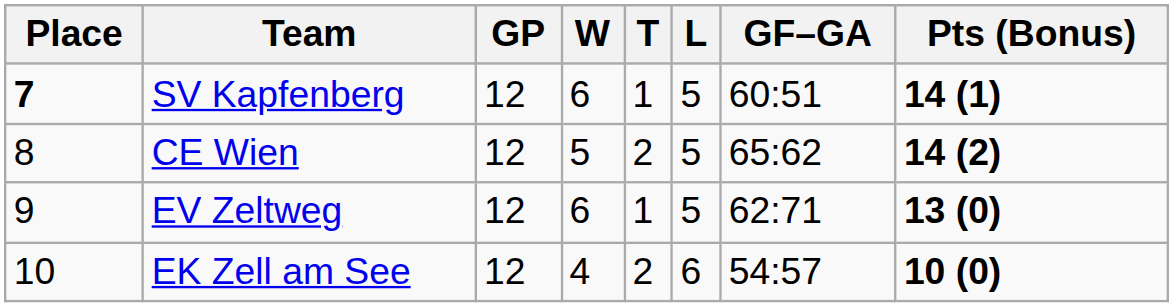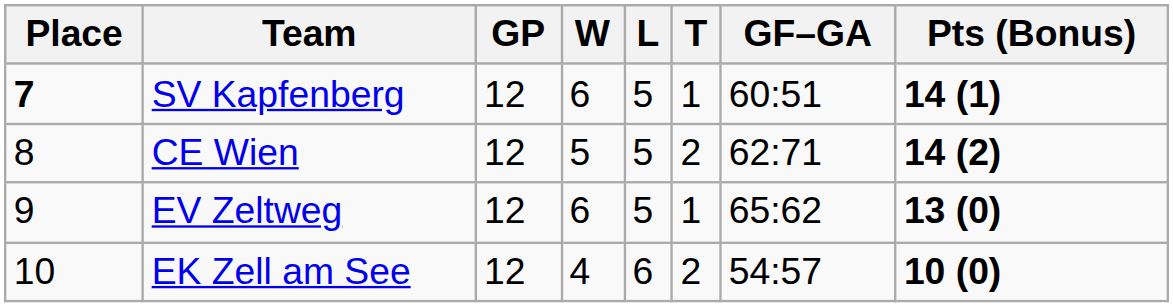columns swapped: (648, 34) <-> (696, 34)
(775, 152) 65:62 -> (775, 152) 62:71
(775, 211) 62:71 -> (775, 211) 65:62
